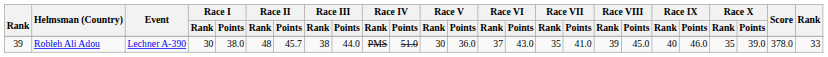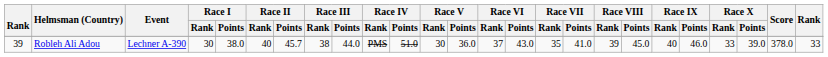(267, 44) 48 -> (267, 44) 40
(730, 44) 35 -> (730, 44) 33
